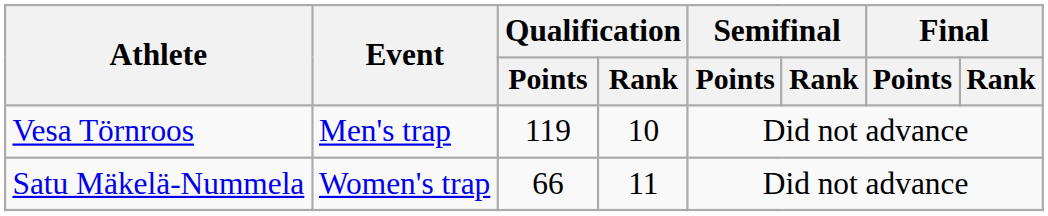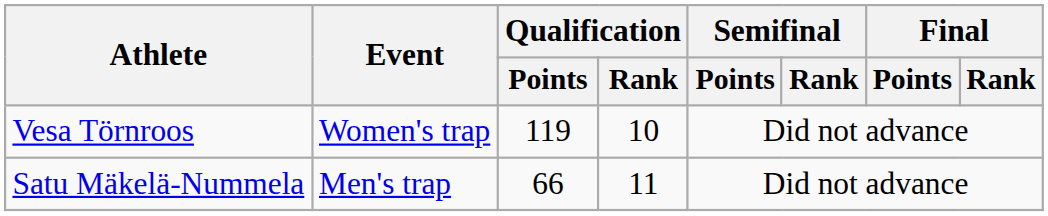(385, 131) Men's trap -> (405, 131) Women's trap
(405, 183) Women's trap -> (385, 183) Men's trap
